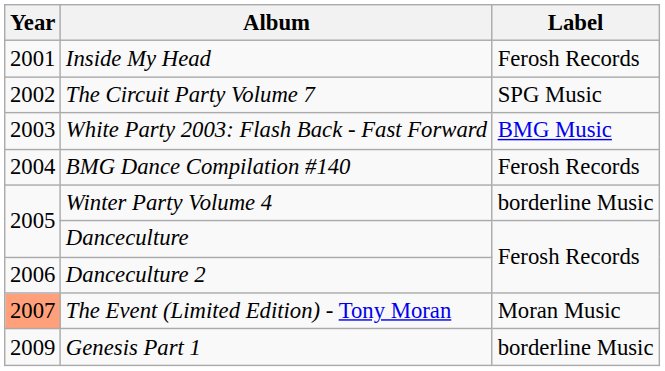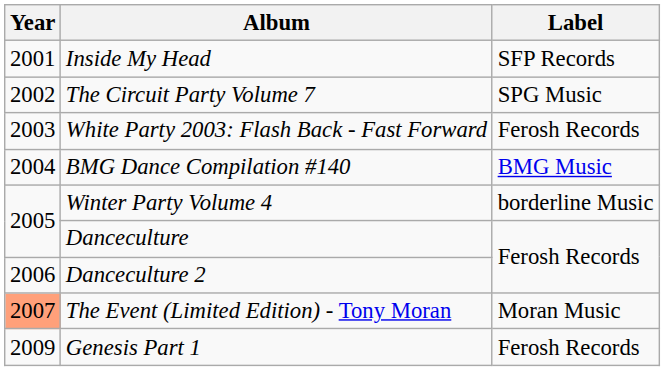(569, 58) Ferosh Records -> (556, 58) SFP Records
(555, 130) BMG Music -> (569, 130) Ferosh Records
(569, 166) Ferosh Records -> (555, 166) BMG Music
(576, 346) borderline Music -> (569, 346) Ferosh Records
